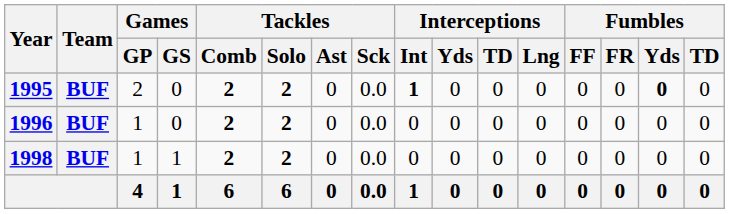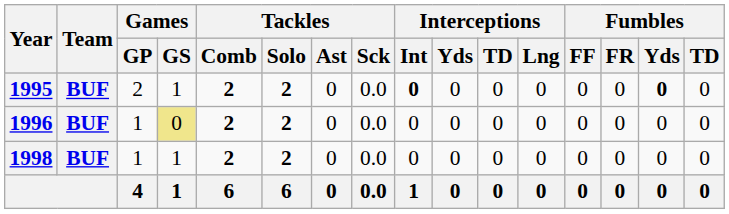(177, 89) 0 -> (177, 89) 1
(414, 89) 1 -> (414, 89) 0
(177, 123) no background -> (177, 123) khaki background
